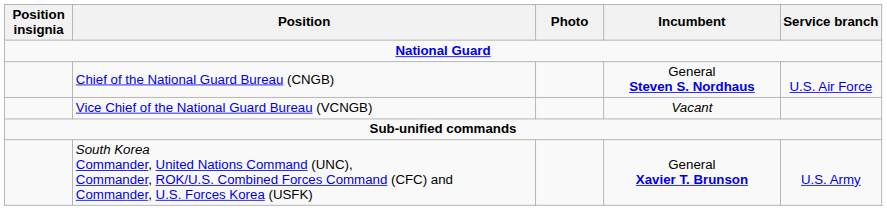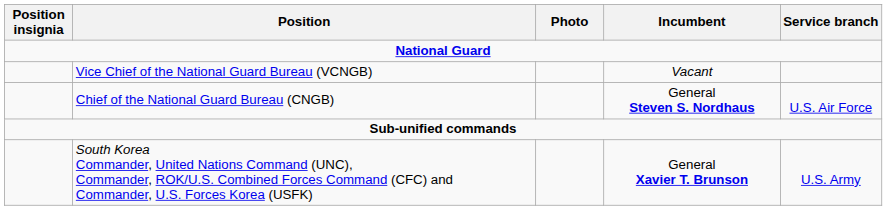rows swapped: (205, 79) <-> (224, 108)
